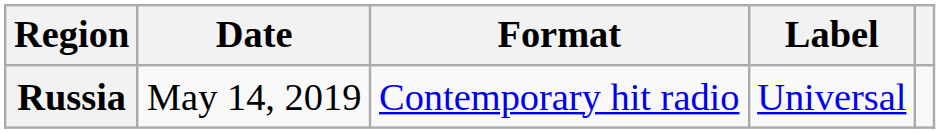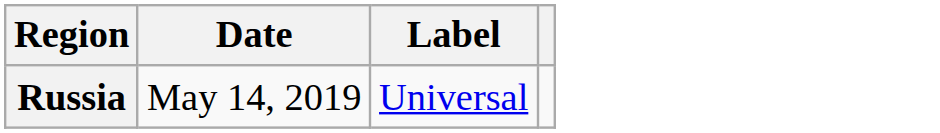- column: (559, 34)
